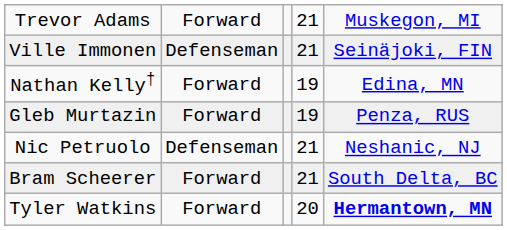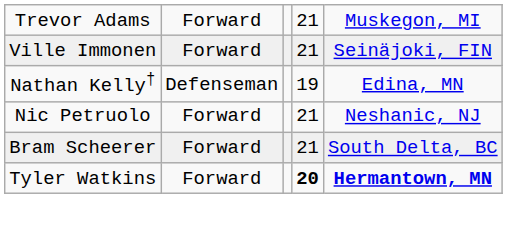(222, 51) Defenseman -> (222, 51) Forward
(222, 84) Forward -> (222, 84) Defenseman
- row: (83, 117)
(222, 148) Defenseman -> (222, 117) Forward
(308, 209) normal -> (308, 179) bold
